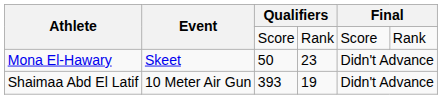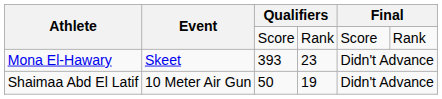(266, 60) 50 -> (270, 60) 393
(270, 82) 393 -> (266, 82) 50
